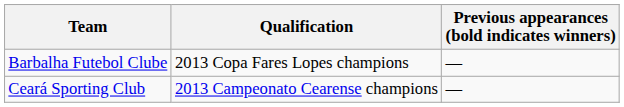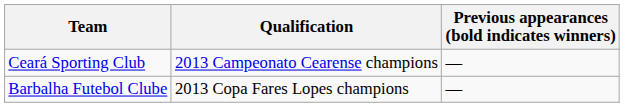rows swapped: (77, 89) <-> (88, 62)
